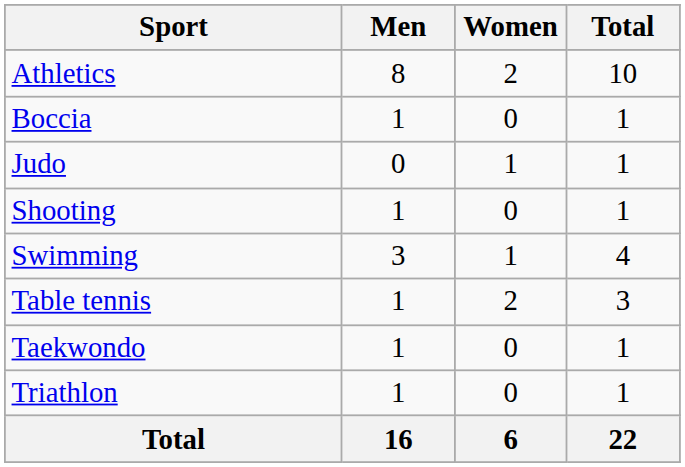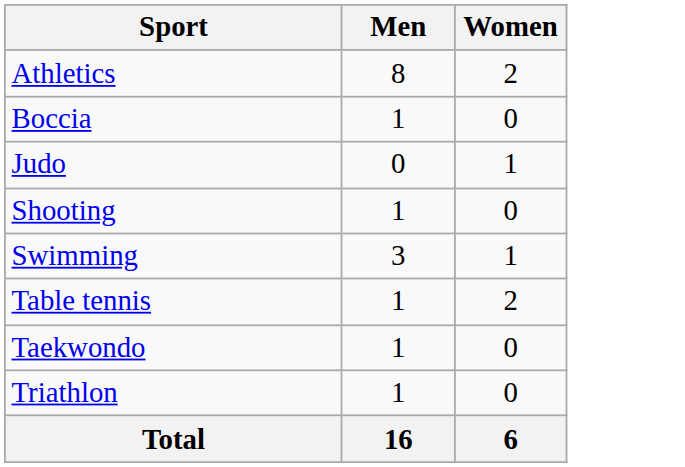- column: (623, 27)
